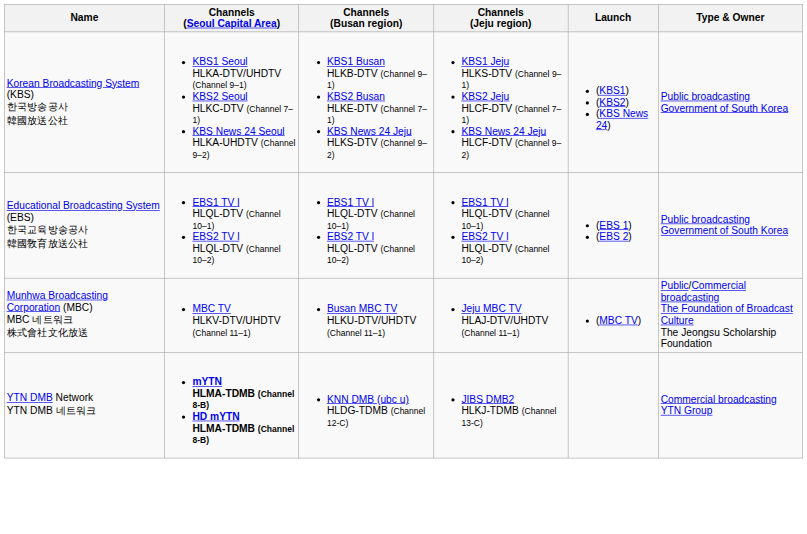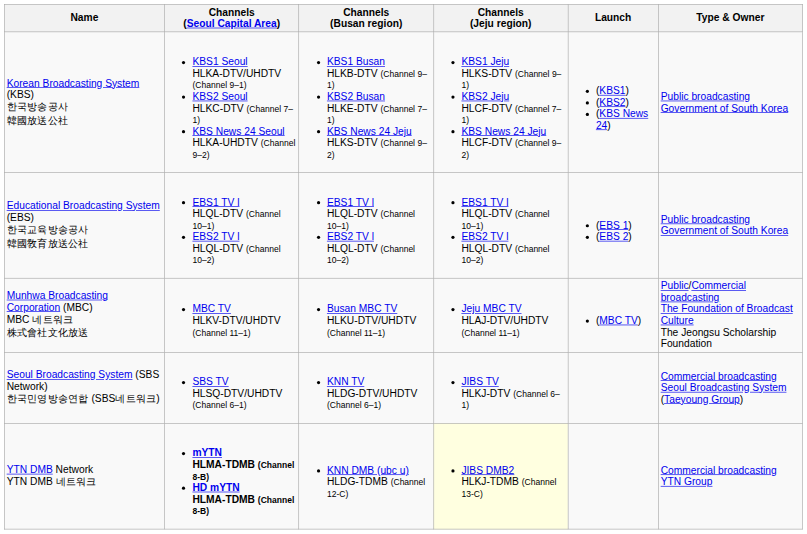+ row: (83, 387)
(501, 411) no background -> (501, 482) lightyellow background
